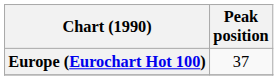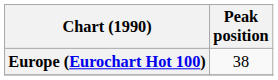(241, 61) 37 -> (241, 61) 38
